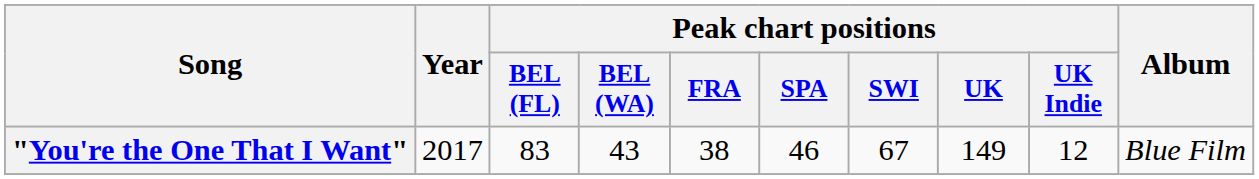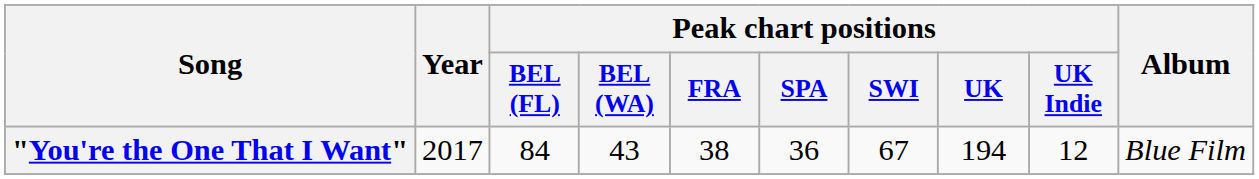(535, 149) 83 -> (535, 149) 84
(804, 149) 46 -> (804, 149) 36
(983, 149) 149 -> (983, 149) 194
